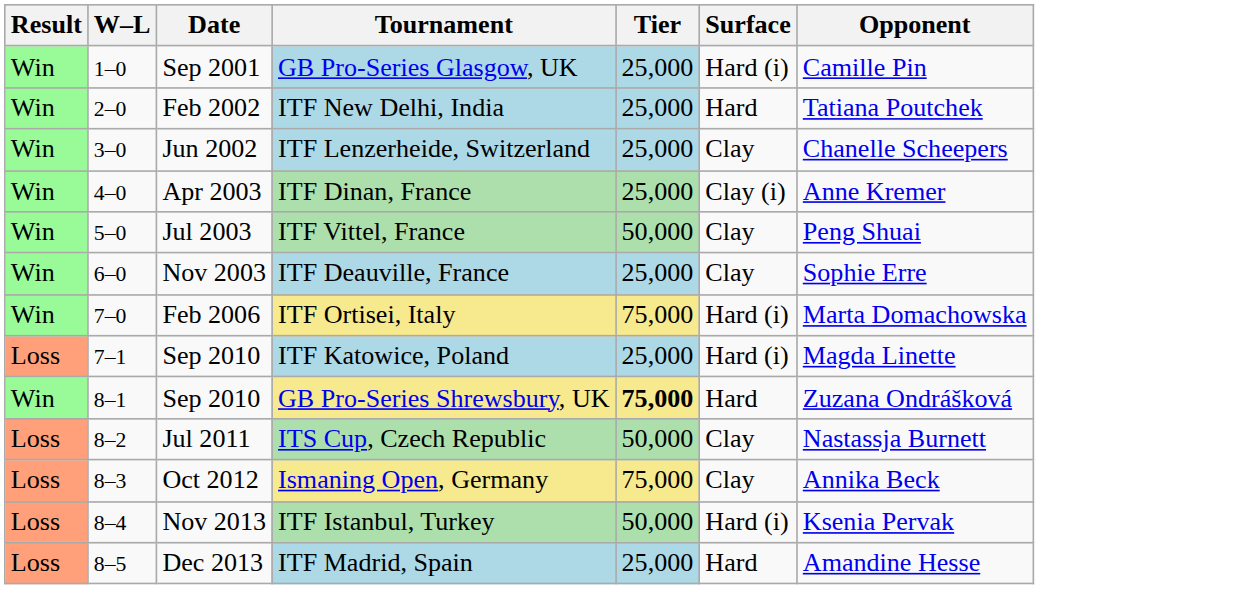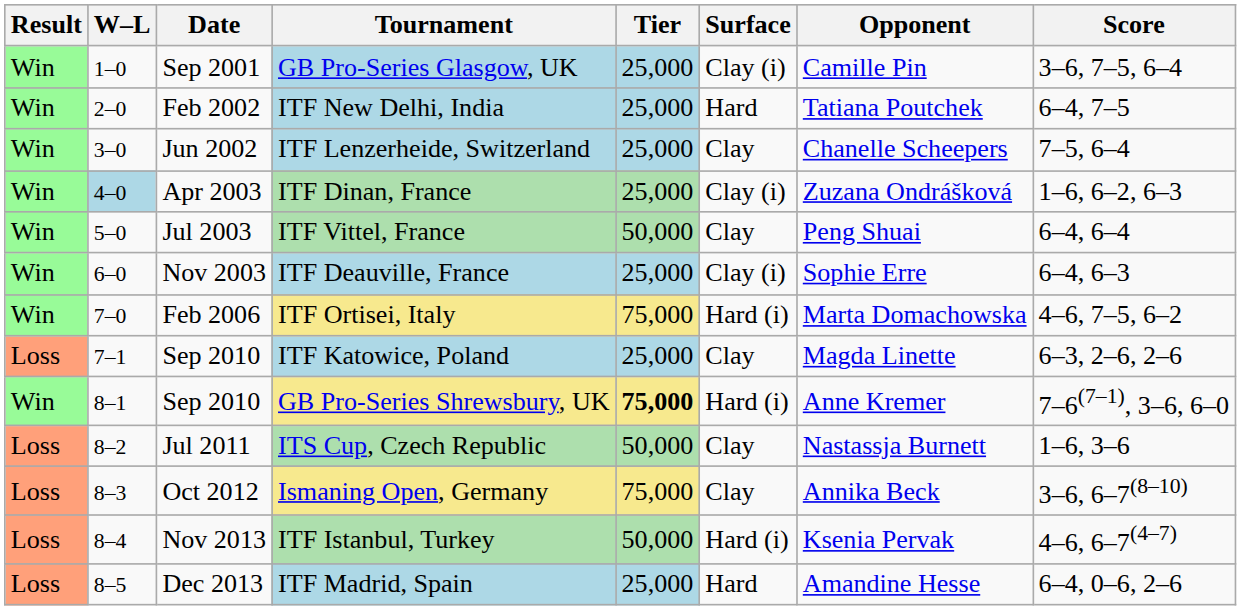+ column: (1134, 25)
(747, 66) Hard (i) -> (746, 66) Clay (i)
(110, 192) no background -> (110, 192) lightblue background
(874, 190) Anne Kremer -> (907, 190) Zuzana Ondrášková
(730, 273) Clay -> (746, 273) Clay (i)
(747, 356) Hard (i) -> (730, 356) Clay
(731, 397) Hard -> (747, 400) Hard (i)
(907, 397) Zuzana Ondrášková -> (874, 400) Anne Kremer
